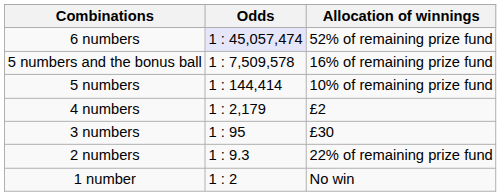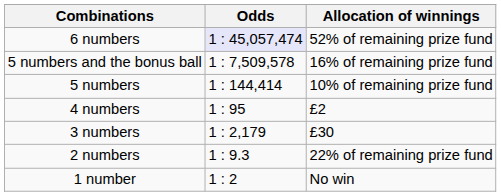(237, 109) 1 : 2,179 -> (227, 109) 1 : 95
(227, 132) 1 : 95 -> (237, 132) 1 : 2,179
